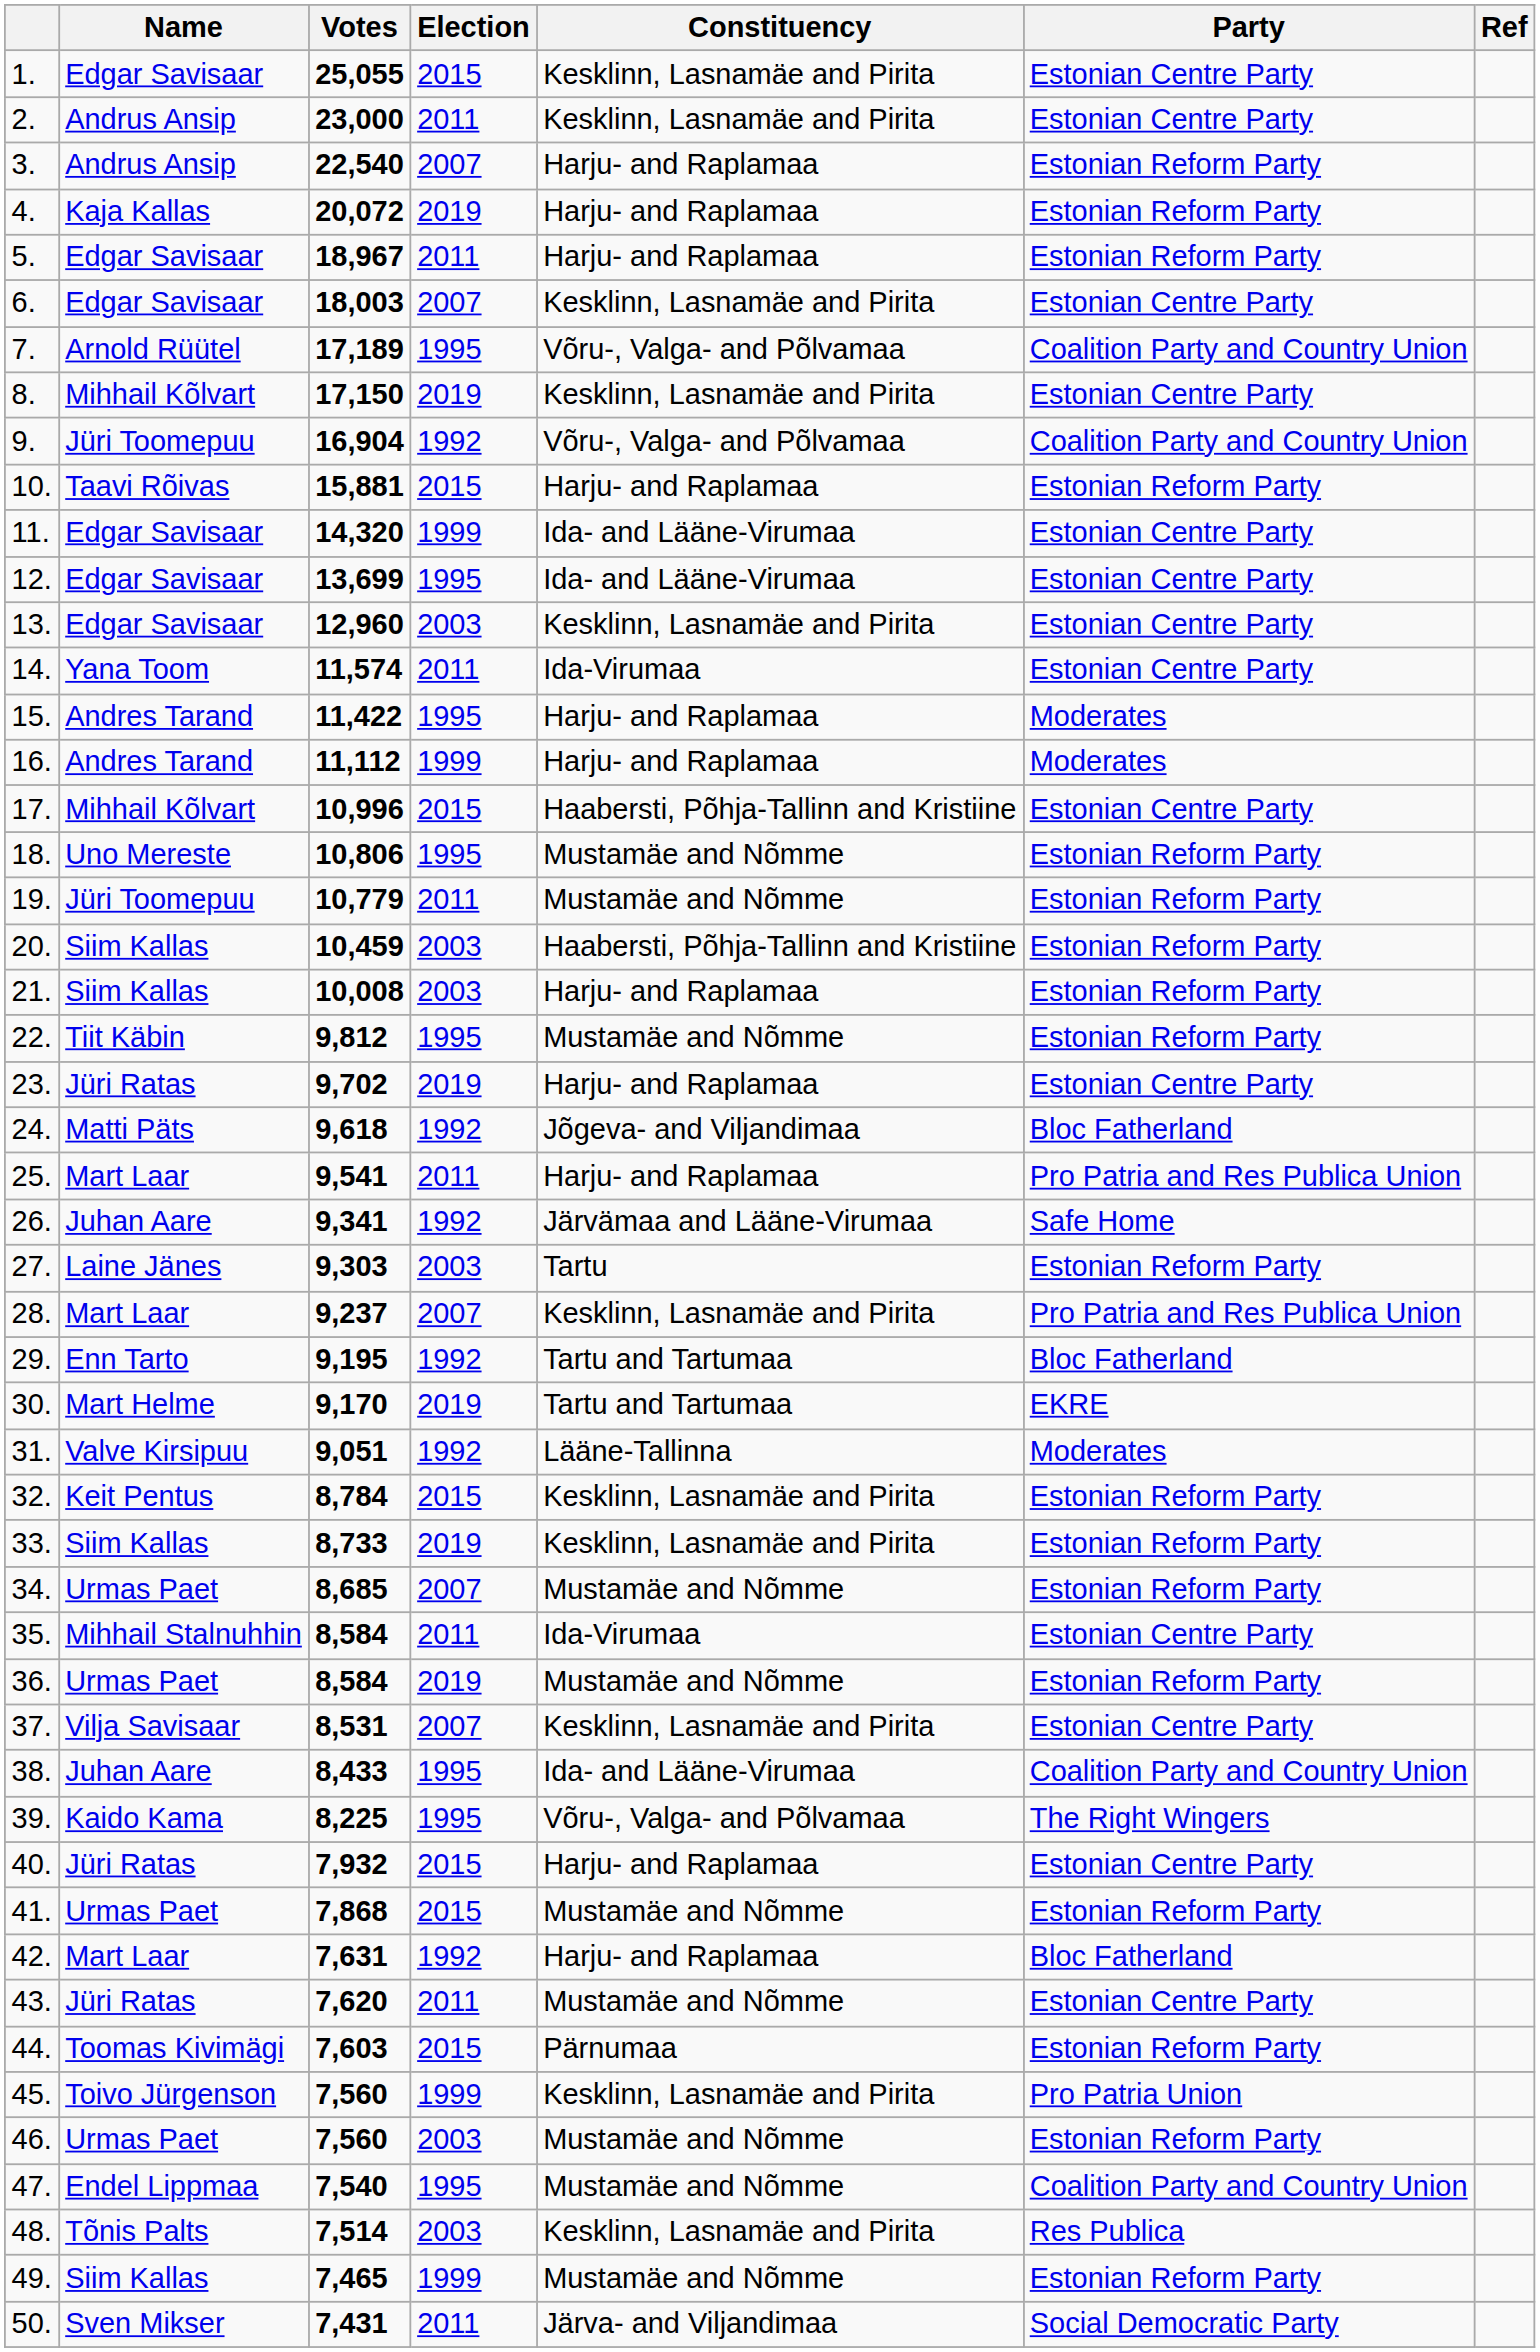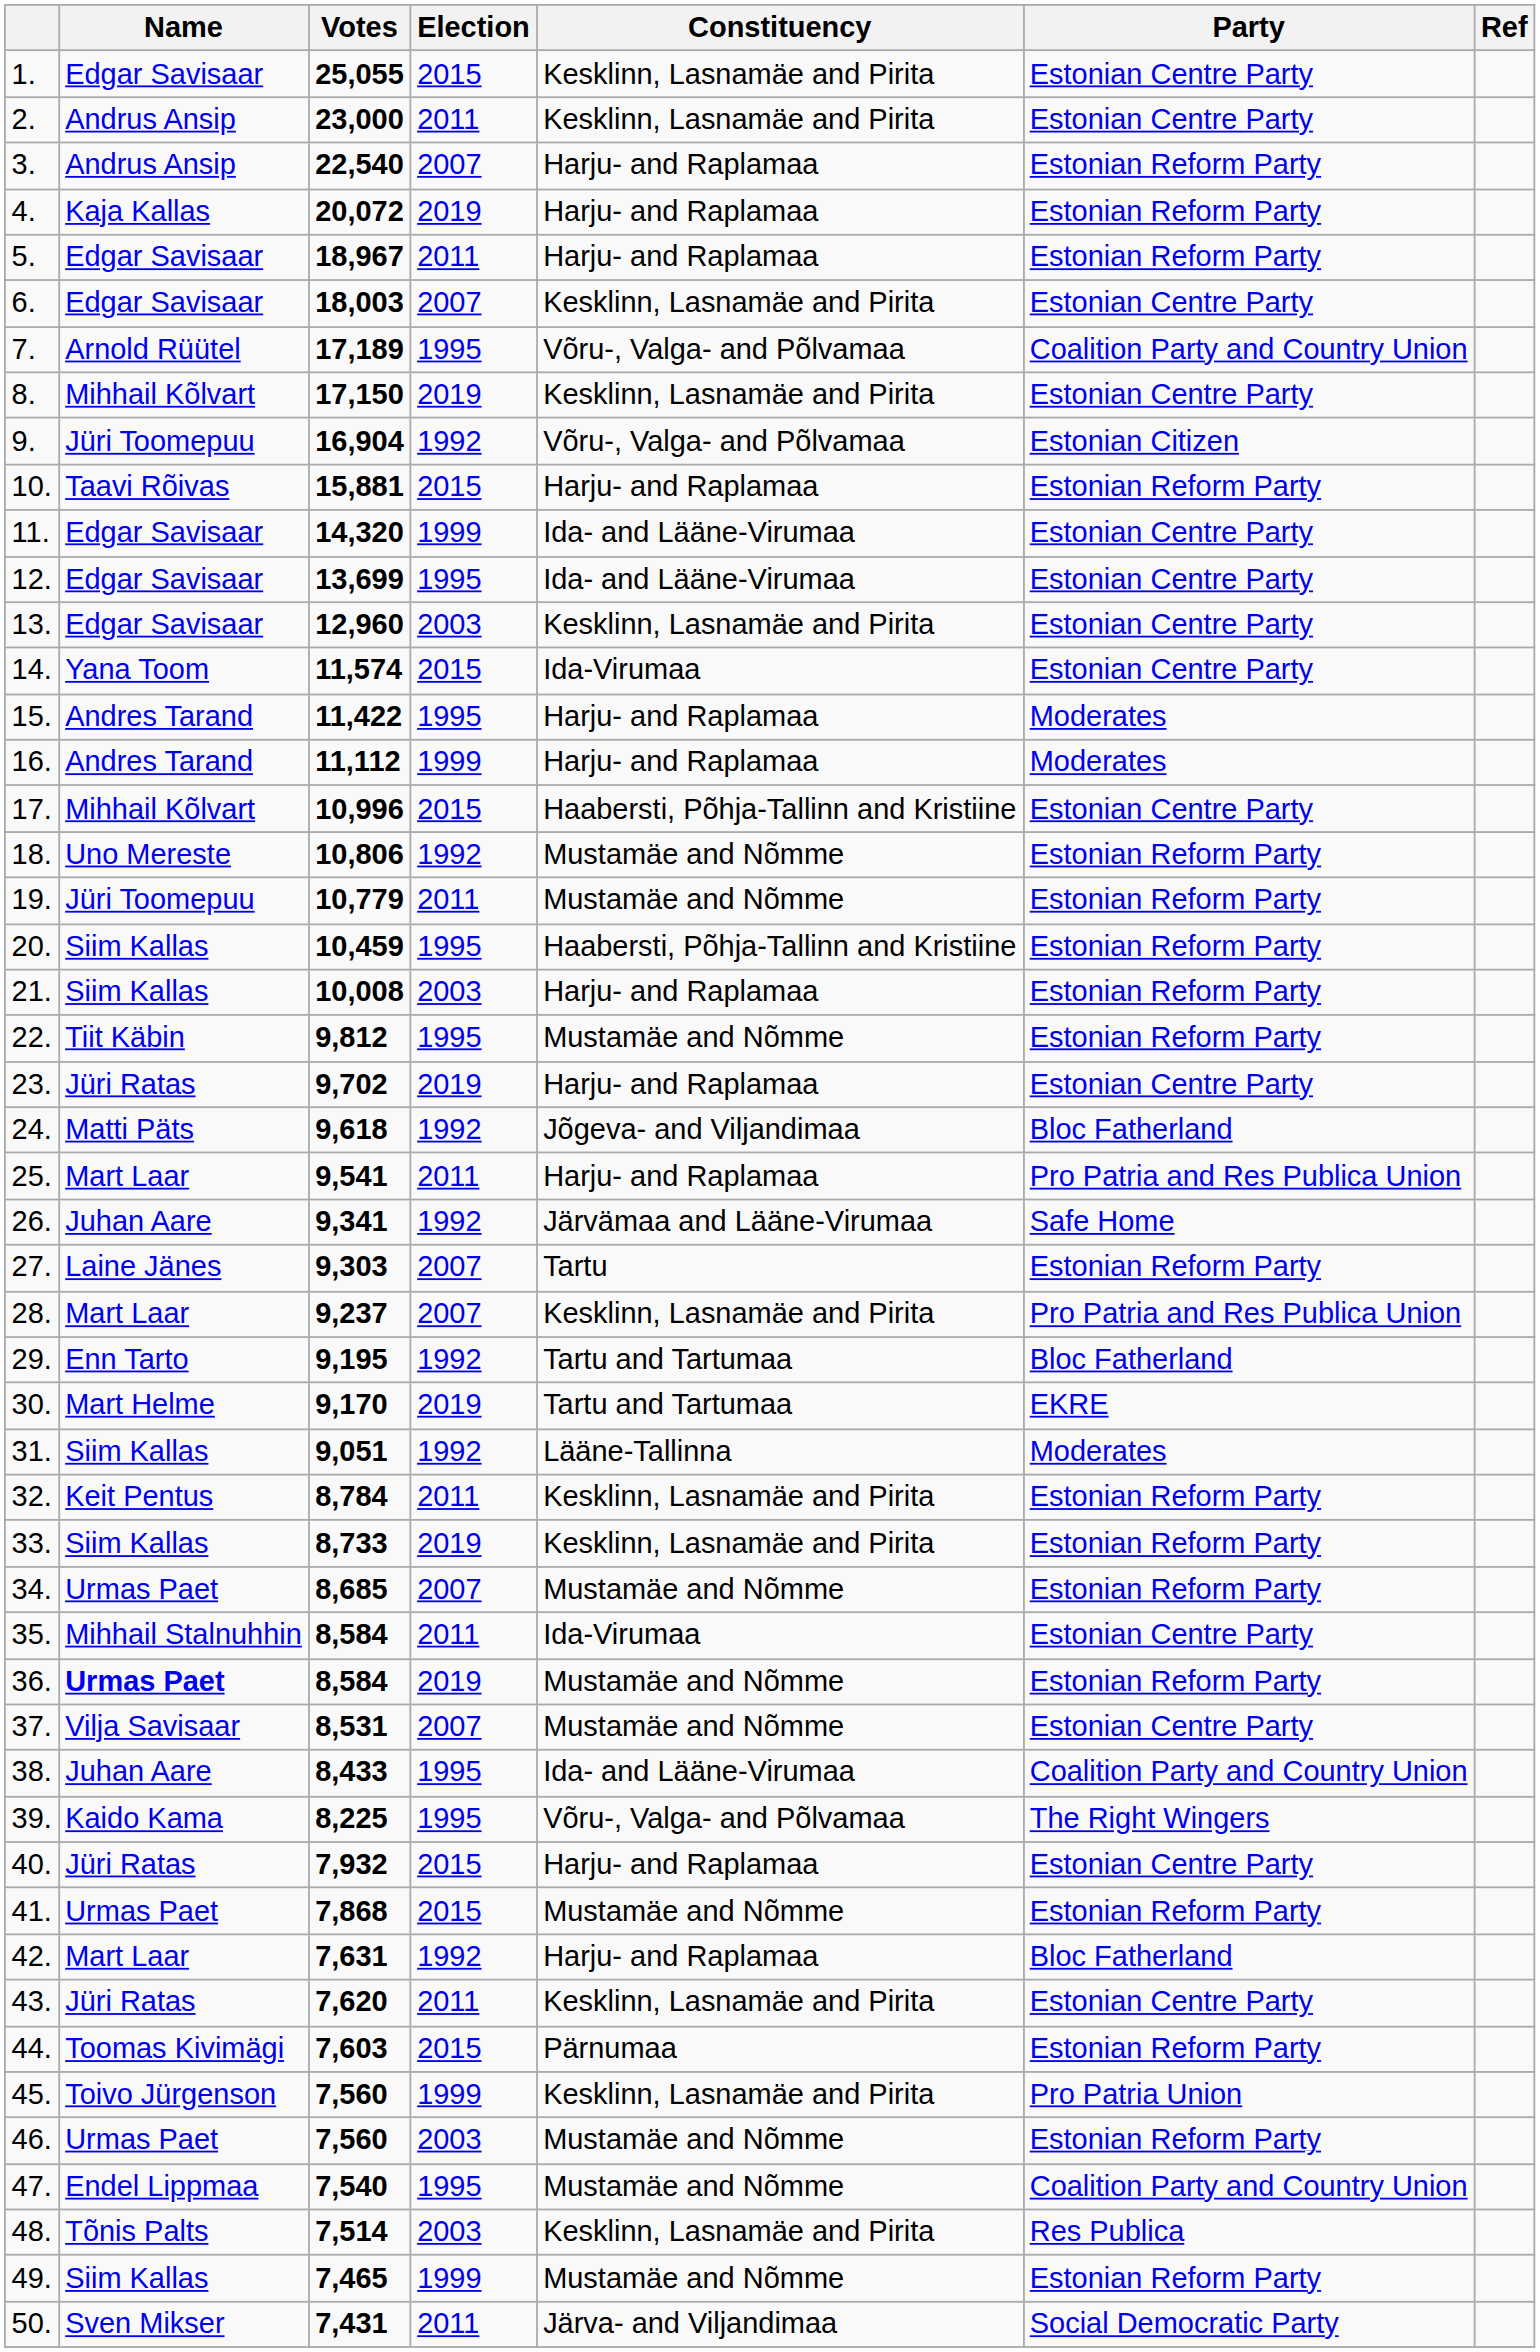(1249, 440) Coalition Party and Country Union -> (1134, 440) Estonian Citizen
(448, 670) 2011 -> (449, 670) 2015
(449, 854) 1995 -> (449, 854) 1992
(449, 946) 2003 -> (449, 946) 1995
(449, 1267) 2003 -> (449, 1267) 2007
(157, 1451) Valve Kirsipuu -> (137, 1451) Siim Kallas
(449, 1497) 2015 -> (448, 1497) 2011
(142, 1680) normal -> (145, 1680) bold
(739, 1726) Kesklinn, Lasnamäe and Pirita -> (694, 1726) Mustamäe and Nõmme
(694, 2002) Mustamäe and Nõmme -> (739, 2002) Kesklinn, Lasnamäe and Pirita
